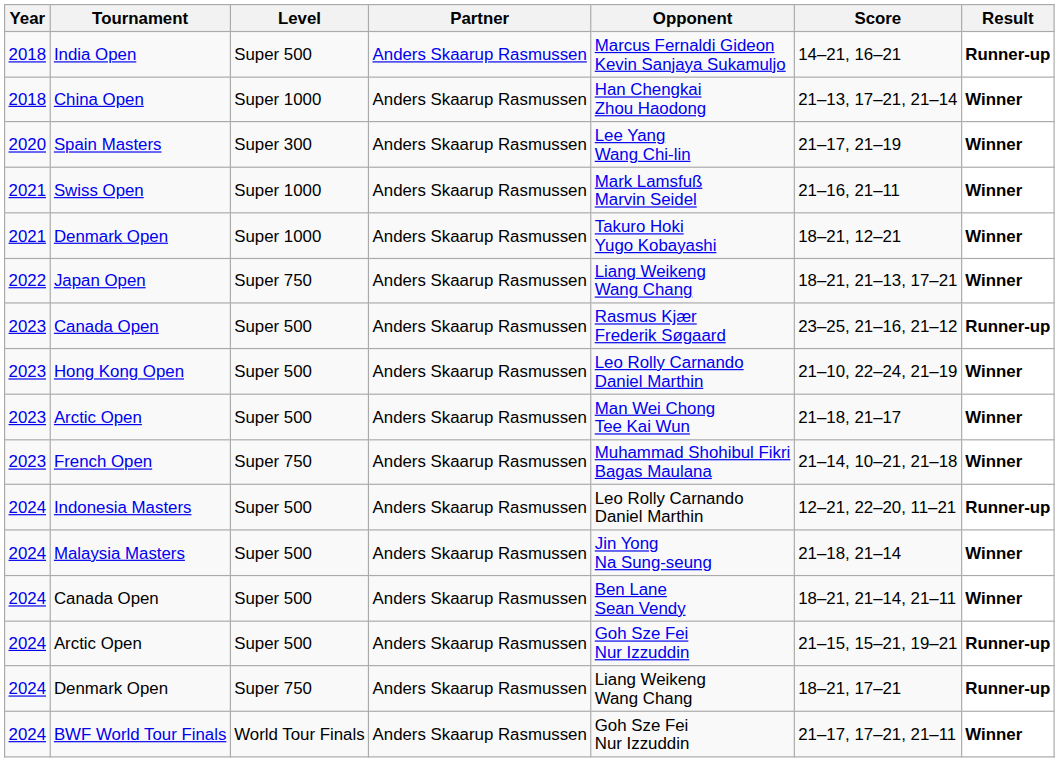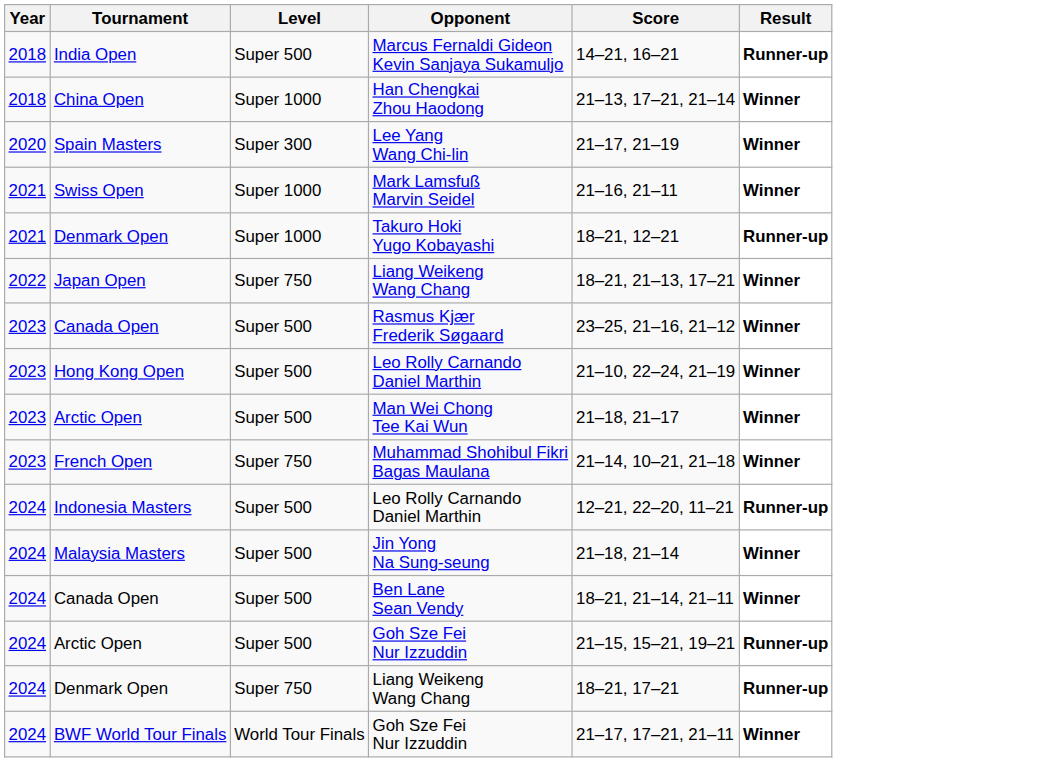- column: (480, 18)
(994, 236) Winner -> (786, 236) Runner-up
(1008, 326) Runner-up -> (772, 326) Winner
